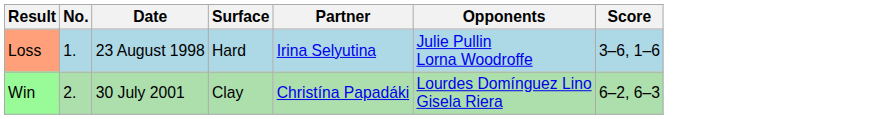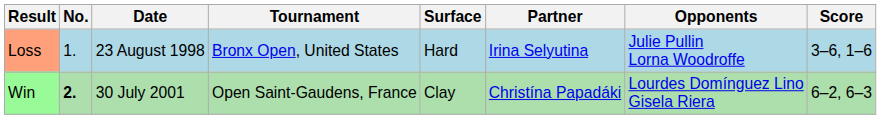+ column: (314, 16)
(70, 93) normal -> (70, 93) bold
